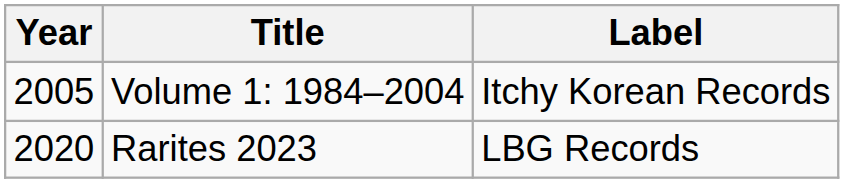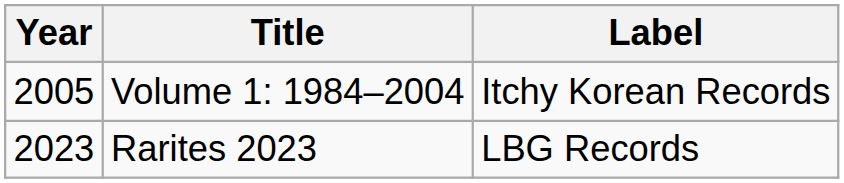(54, 148) 2020 -> (54, 148) 2023
